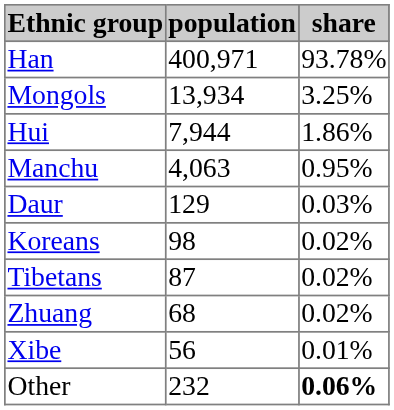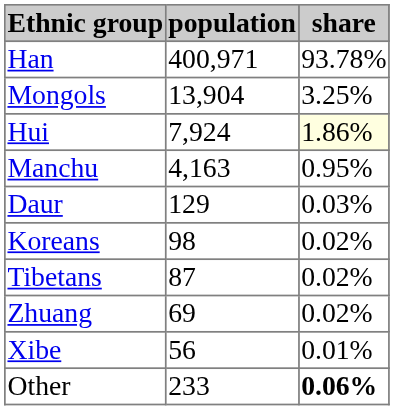(206, 95) 13,934 -> (206, 95) 13,904
(199, 131) 7,944 -> (199, 131) 7,924
(337, 131) no background -> (337, 131) lightyellow background
(199, 167) 4,063 -> (199, 167) 4,163
(182, 313) 68 -> (182, 313) 69
(189, 385) 232 -> (189, 385) 233
